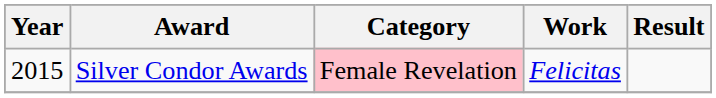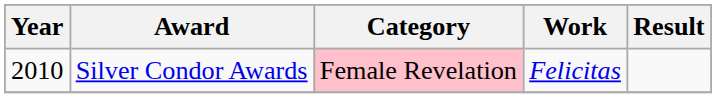(37, 69) 2015 -> (37, 69) 2010
